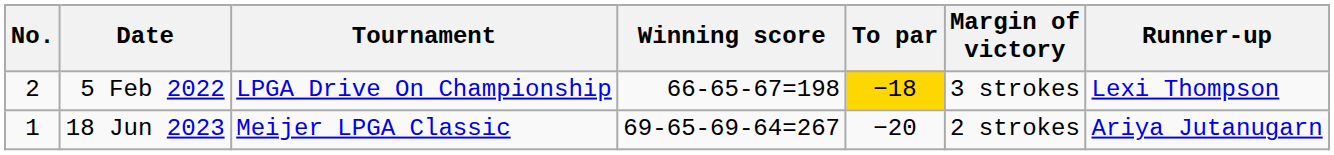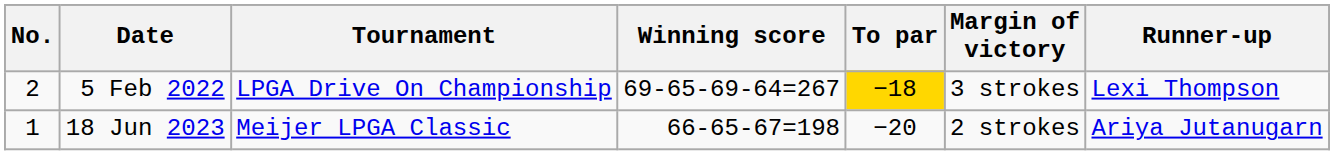(753, 91) 66-65-67=198 -> (732, 91) 69-65-69-64=267
(732, 130) 69-65-69-64=267 -> (753, 130) 66-65-67=198
